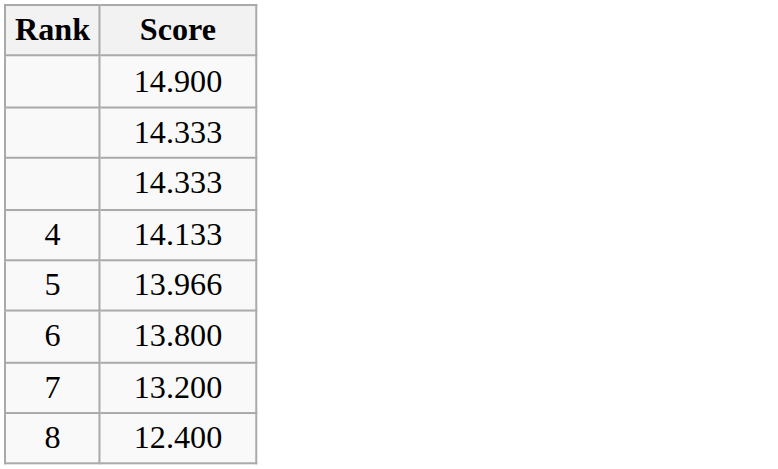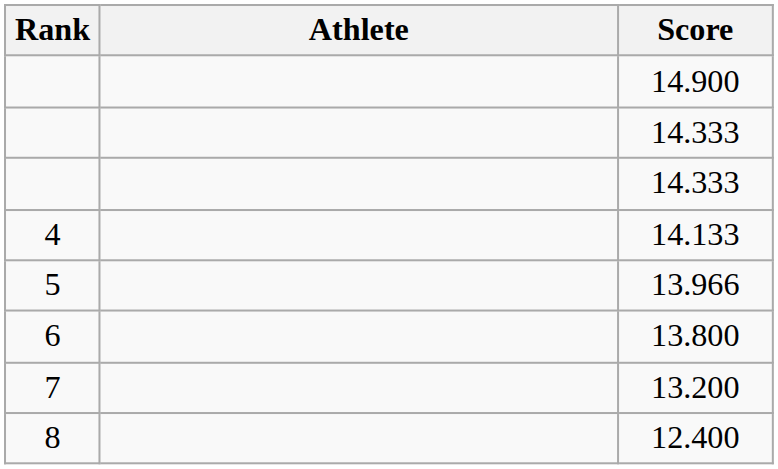+ column: (359, 30)
